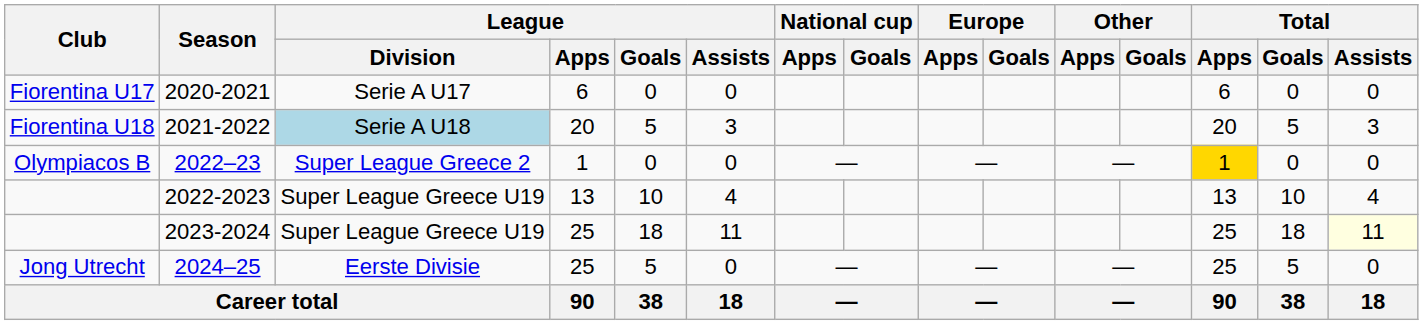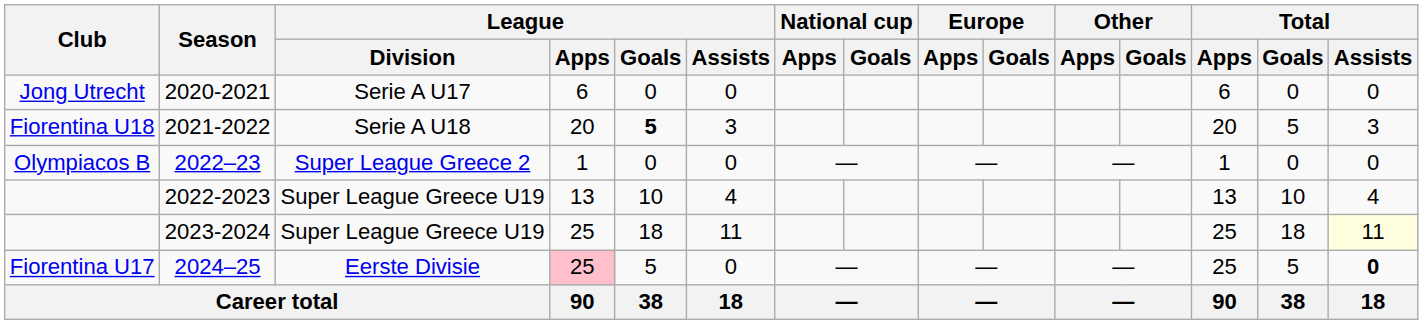(82, 92) Fiorentina U17 -> (82, 92) Jong Utrecht
(413, 127) lightblue background -> (413, 127) no background
(651, 127) normal -> (651, 127) bold
(1224, 162) gold background -> (1224, 162) no background
(82, 267) Jong Utrecht -> (82, 267) Fiorentina U17
(582, 267) no background -> (582, 267) pink background
(1373, 267) normal -> (1373, 267) bold
